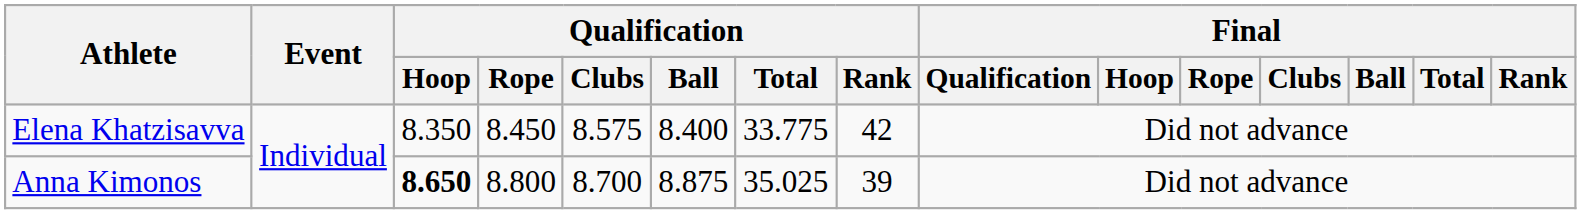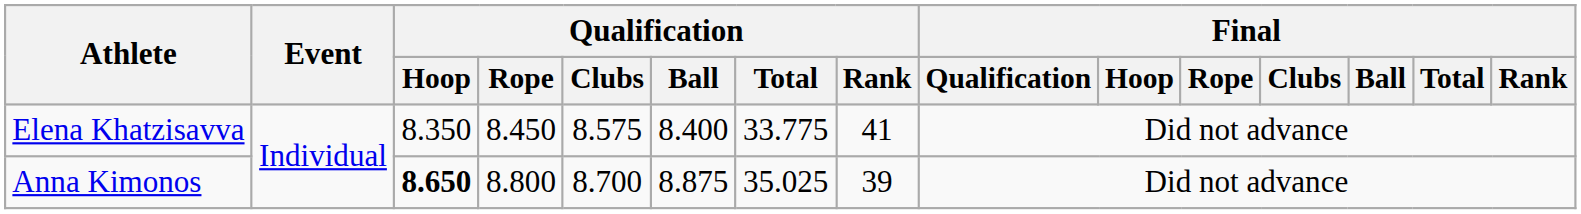(877, 130) 42 -> (877, 130) 41
